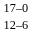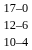+ row: (16, 42)
